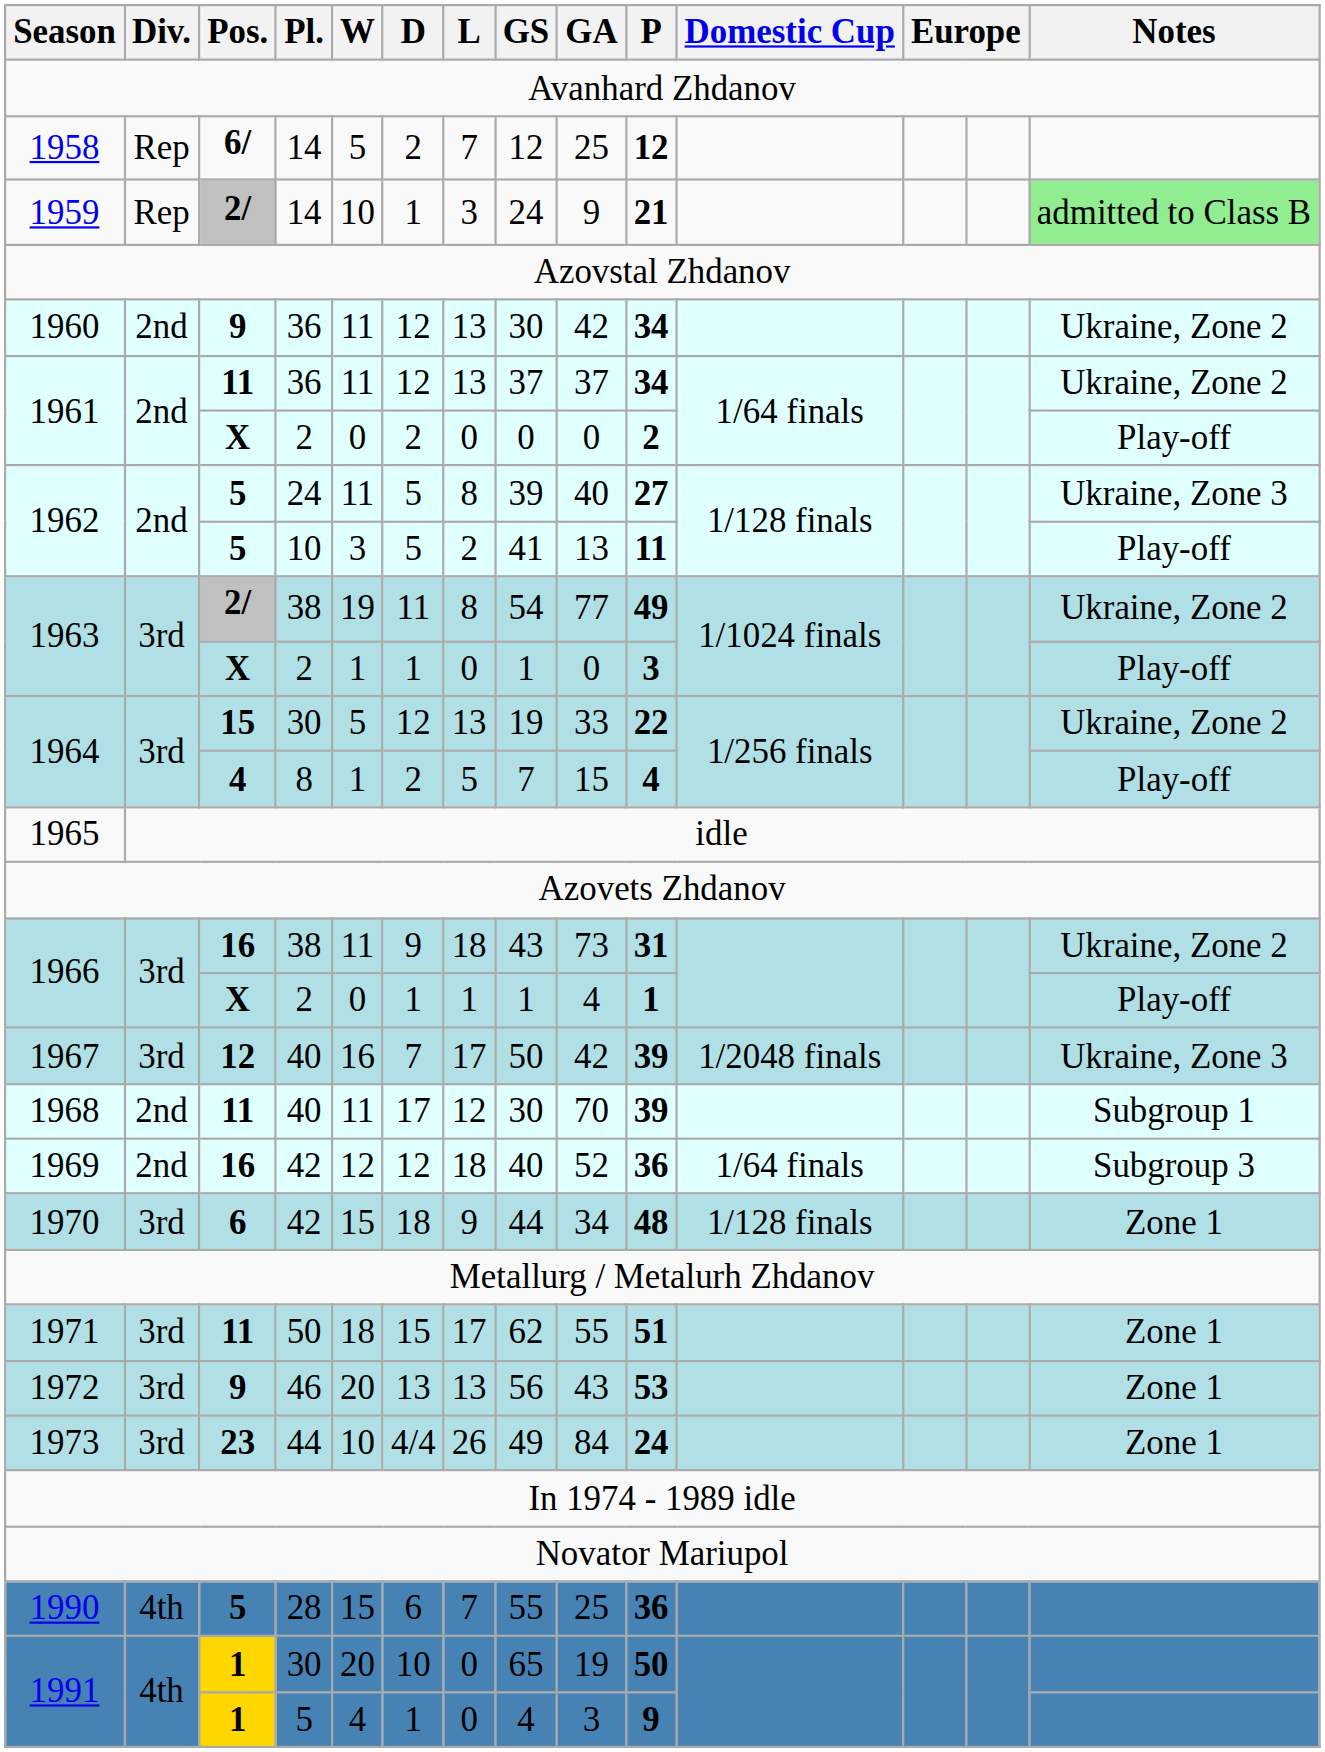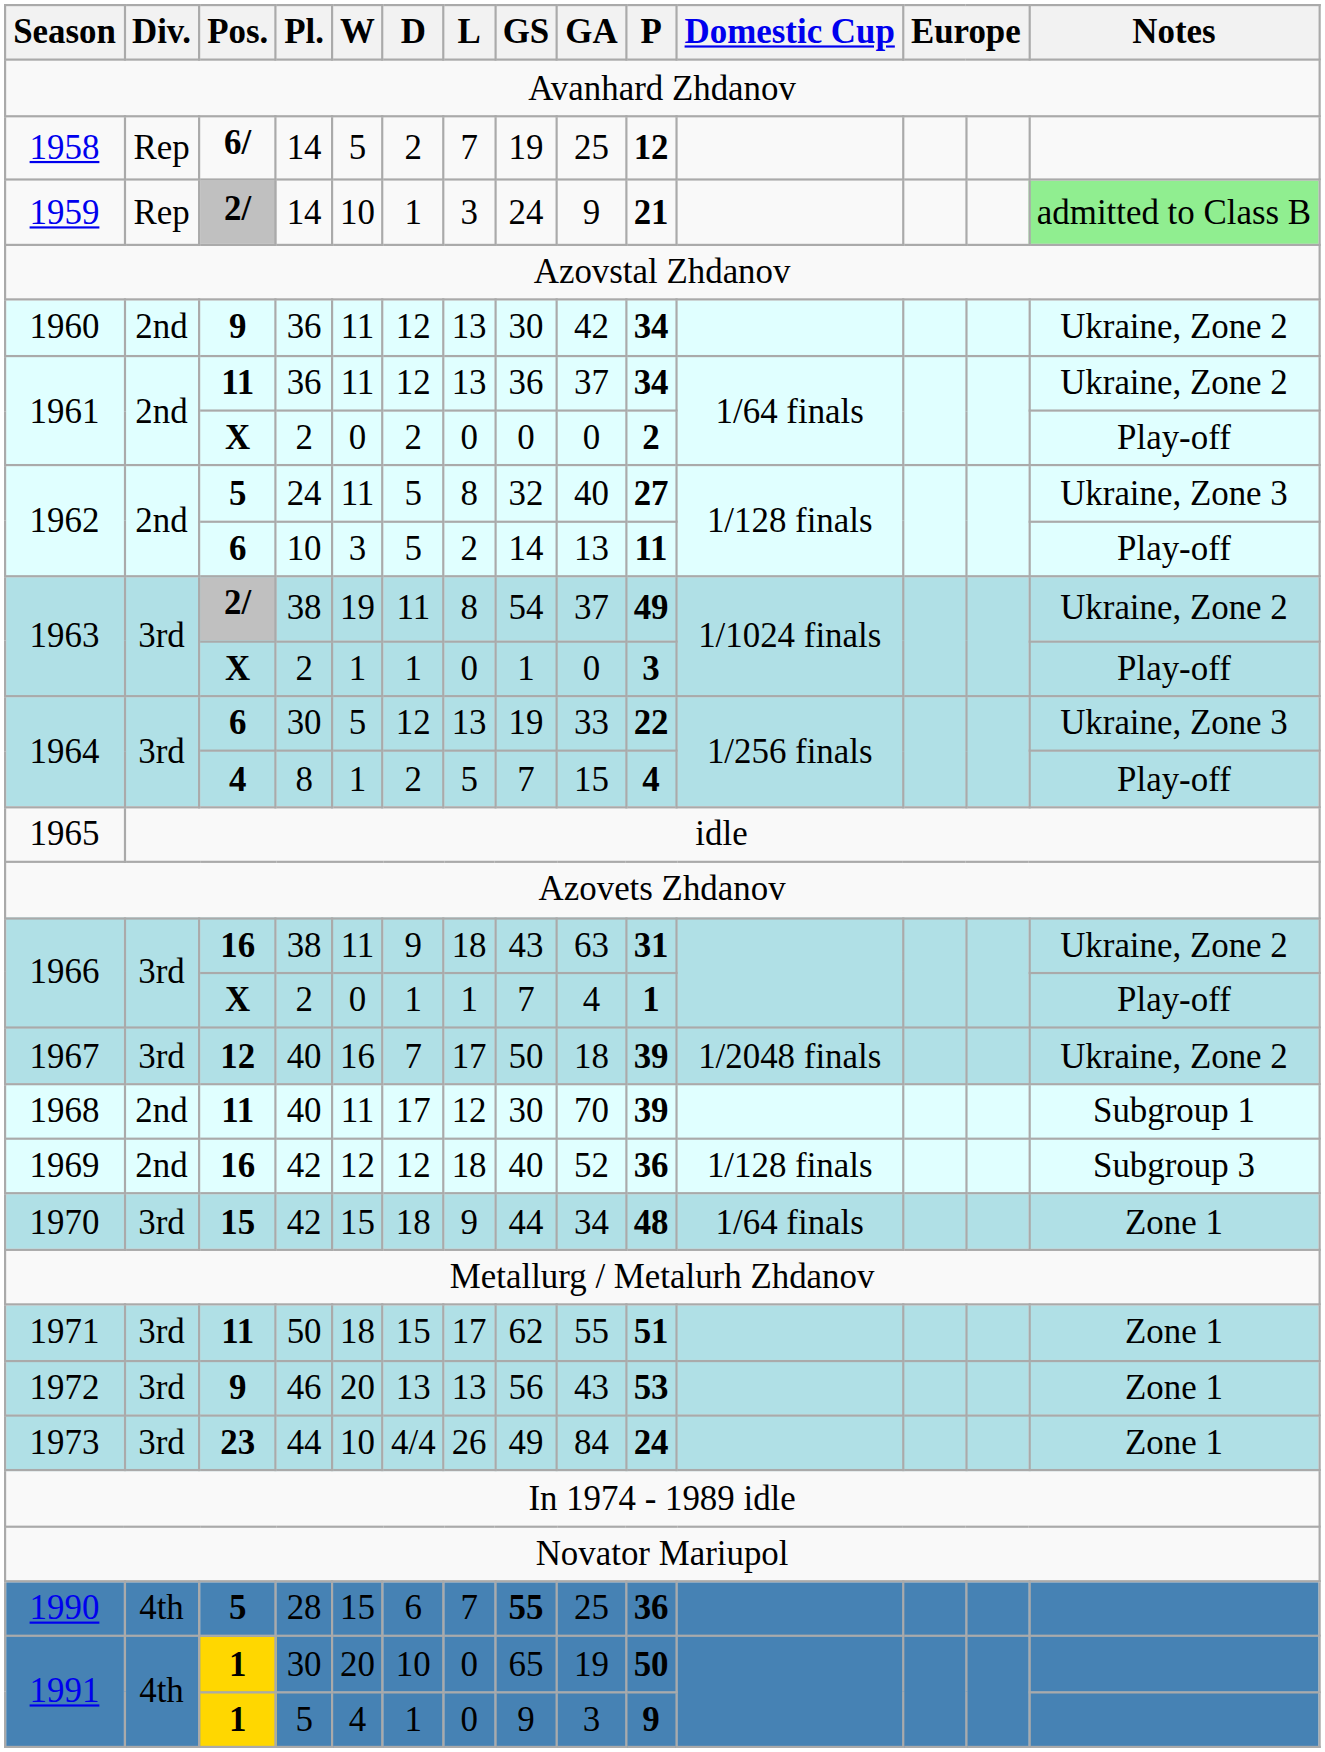(526, 147) 12 -> (526, 147) 19
(526, 382) 37 -> (526, 382) 36
(526, 492) 39 -> (526, 492) 32
(238, 548) 5 -> (238, 548) 6
(526, 548) 41 -> (526, 548) 14
(591, 608) 77 -> (591, 608) 37
(238, 723) 15 -> (238, 723) 6
(1174, 723) Ukraine, Zone 2 -> (1174, 723) Ukraine, Zone 3
(591, 944) 73 -> (591, 944) 63
(526, 999) 1 -> (526, 999) 7
(591, 1055) 42 -> (591, 1055) 18
(1174, 1055) Ukraine, Zone 3 -> (1174, 1055) Ukraine, Zone 2
(790, 1165) 1/64 finals -> (790, 1165) 1/128 finals
(238, 1221) 6 -> (238, 1221) 15
(790, 1221) 1/128 finals -> (790, 1221) 1/64 finals
(526, 1608) normal -> (526, 1608) bold
(526, 1719) 4 -> (526, 1719) 9
